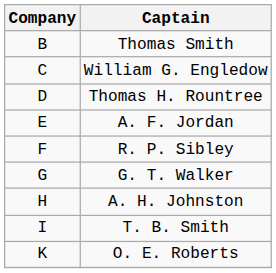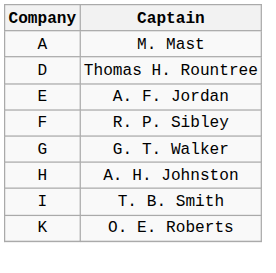+ row: (171, 44)
- row: (176, 44)
- row: (176, 70)
